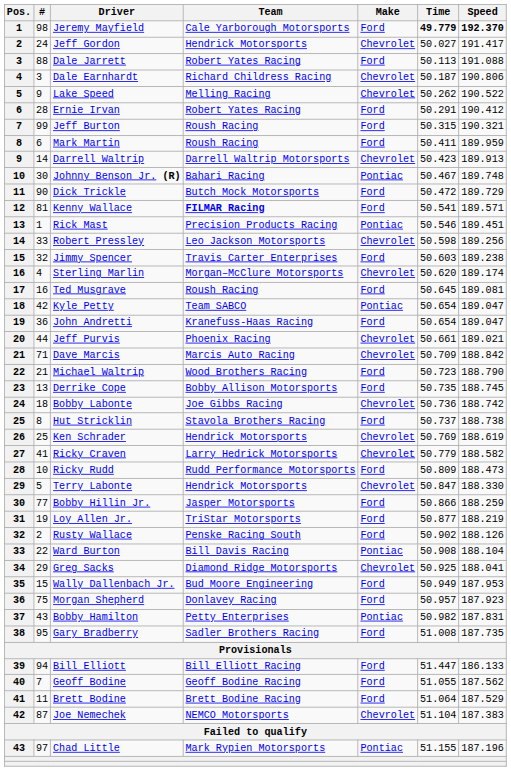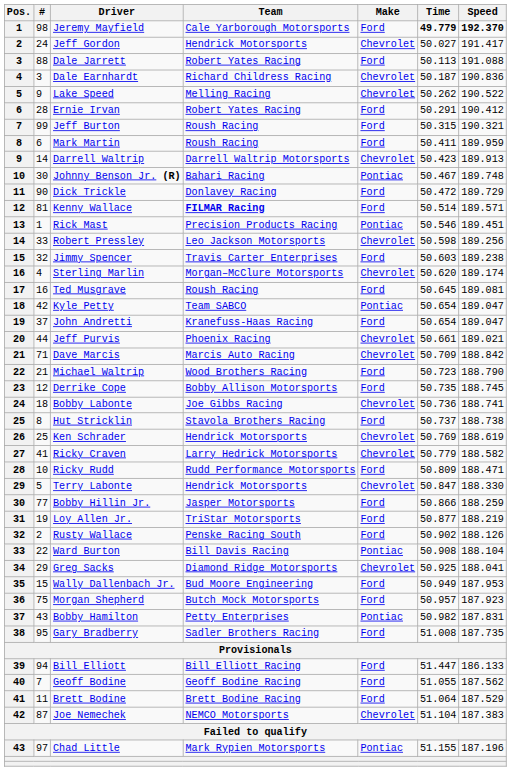(483, 78) 190.806 -> (483, 78) 190.836
(252, 193) Butch Mock Motorsports -> (231, 193) Donlavey Racing
(438, 209) 50.541 -> (438, 209) 50.514
(42, 324) 36 -> (42, 324) 37
(42, 389) 13 -> (42, 389) 12
(483, 405) 188.742 -> (483, 405) 188.741
(483, 471) 188.473 -> (483, 471) 188.471
(231, 601) Donlavey Racing -> (252, 601) Butch Mock Motorsports
